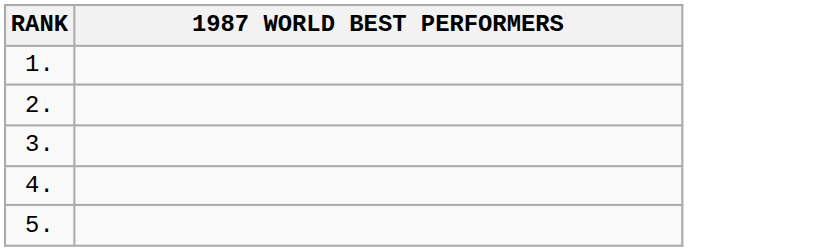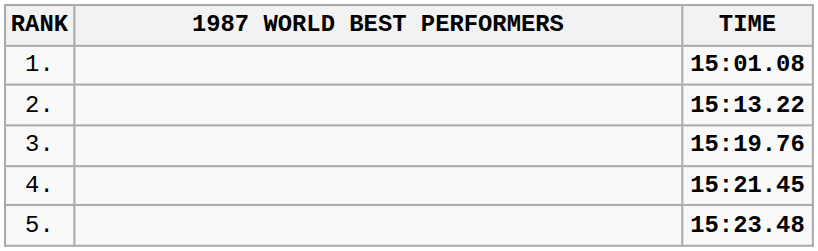+ column: (747, 25)
